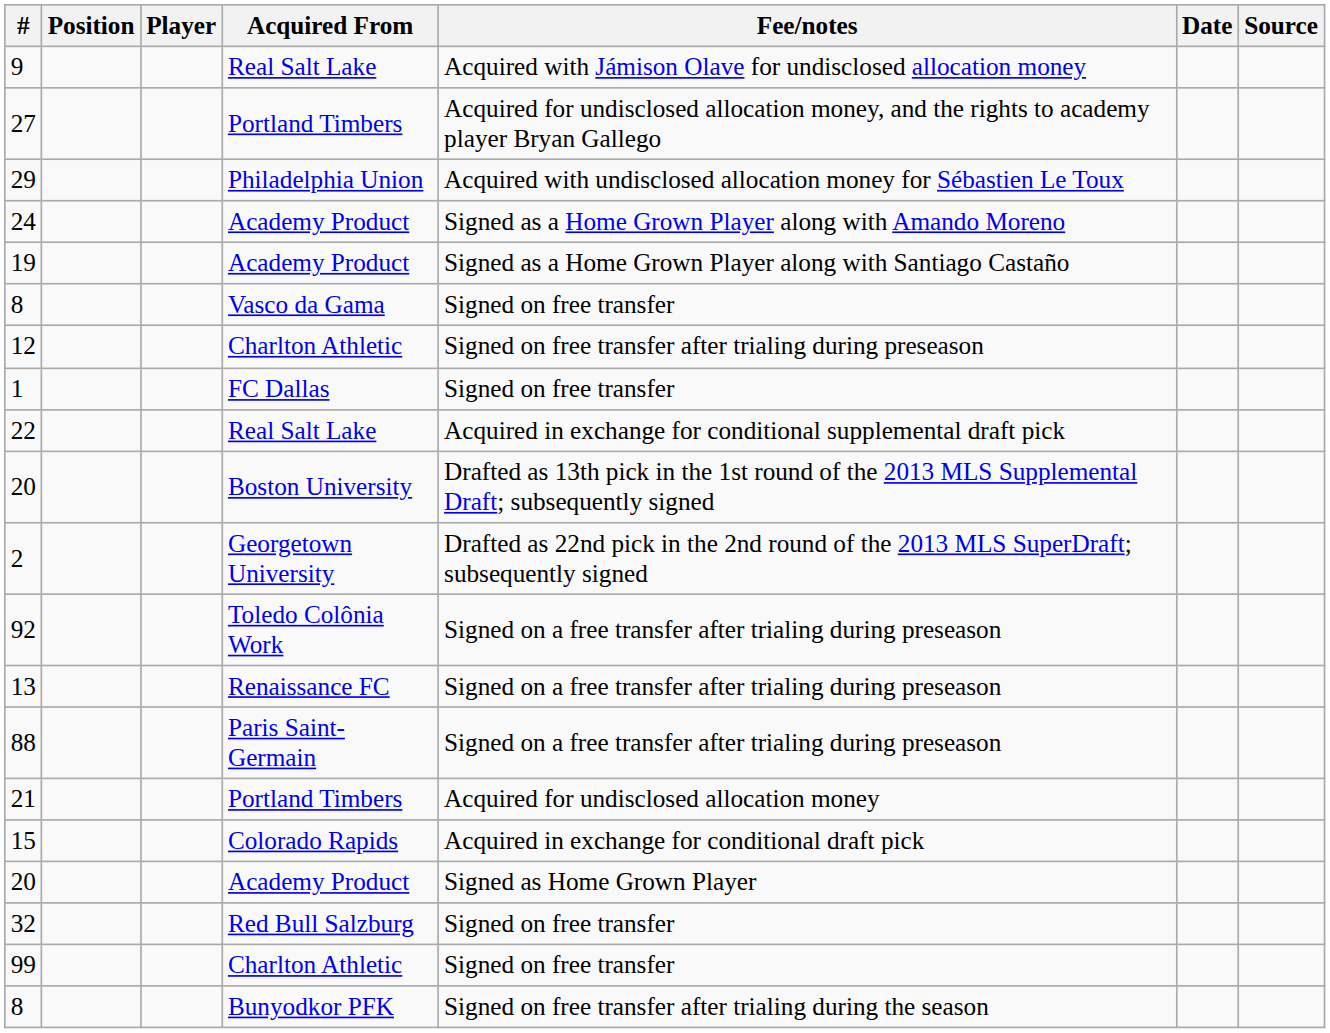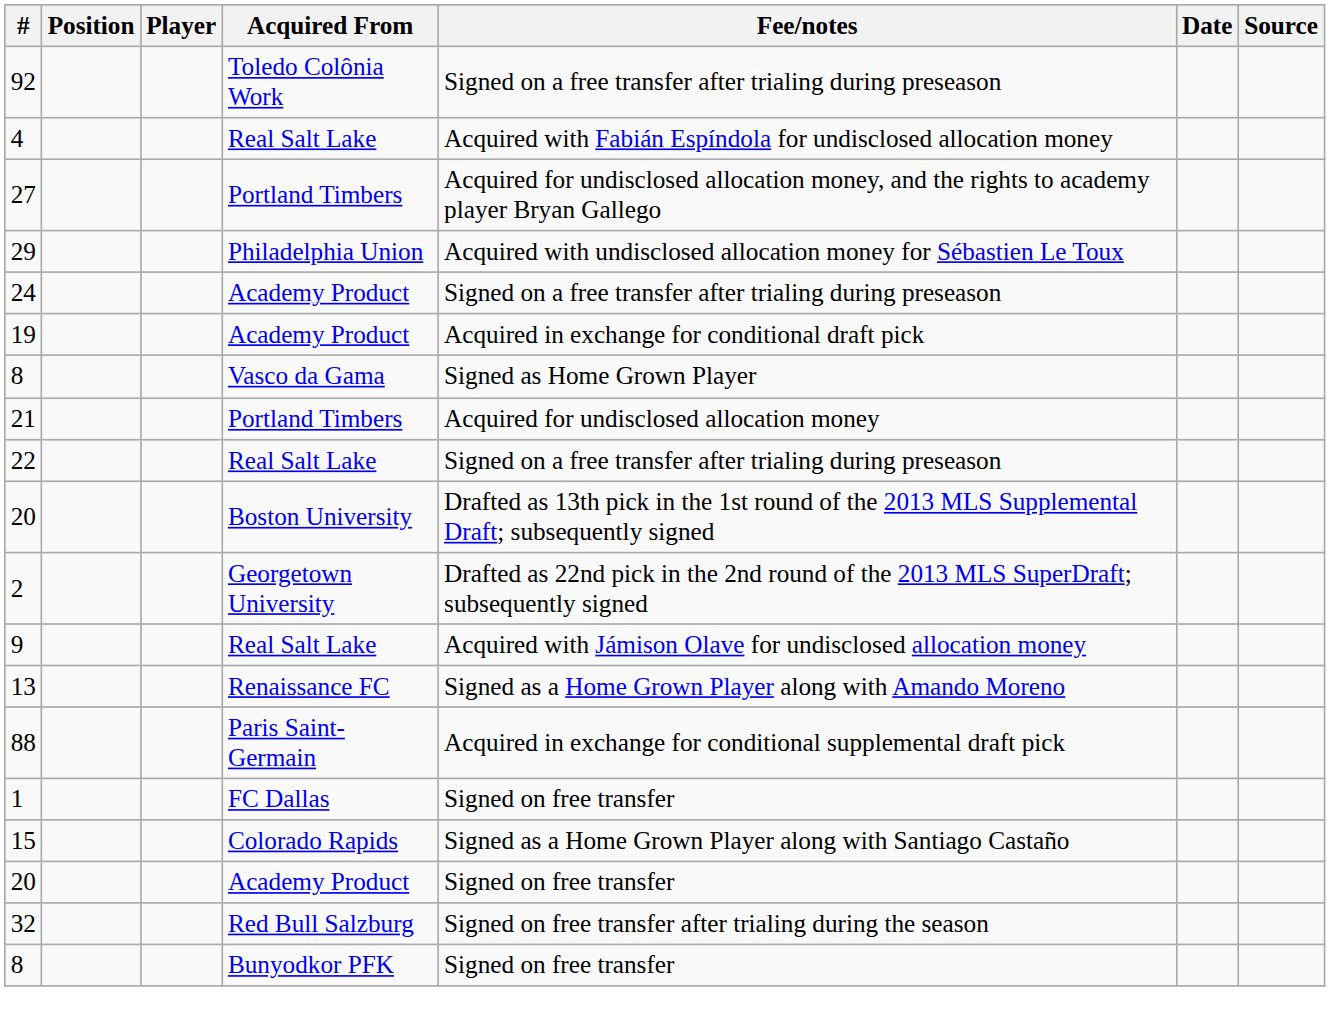rows swapped: (17, 67) <-> (23, 629)
+ row: (17, 138)
(755, 221) Signed as a Home Grown Player along with Amando Moreno -> (723, 293) Signed on a free transfer after trialing during preseason
(757, 263) Signed as a Home Grown Player along with Santiago Castaño -> (684, 334) Acquired in exchange for conditional draft pick
(559, 304) Signed on free transfer -> (600, 376) Signed as Home Grown Player
- row: (23, 346)
rows swapped: (23, 798) <-> (17, 388)
(755, 429) Acquired in exchange for conditional supplemental draft pick -> (723, 459) Signed on a free transfer after trialing during preseason
(723, 685) Signed on a free transfer after trialing during preseason -> (755, 685) Signed as a Home Grown Player along with Amando Moreno
(723, 742) Signed on a free transfer after trialing during preseason -> (755, 742) Acquired in exchange for conditional supplemental draft pick
(684, 840) Acquired in exchange for conditional draft pick -> (757, 840) Signed as a Home Grown Player along with Santiago Castaño
(600, 882) Signed as Home Grown Player -> (559, 882) Signed on free transfer
(559, 923) Signed on free transfer -> (716, 923) Signed on free transfer after trialing during the season
- row: (23, 965)
(716, 1006) Signed on free transfer after trialing during the season -> (559, 965) Signed on free transfer
